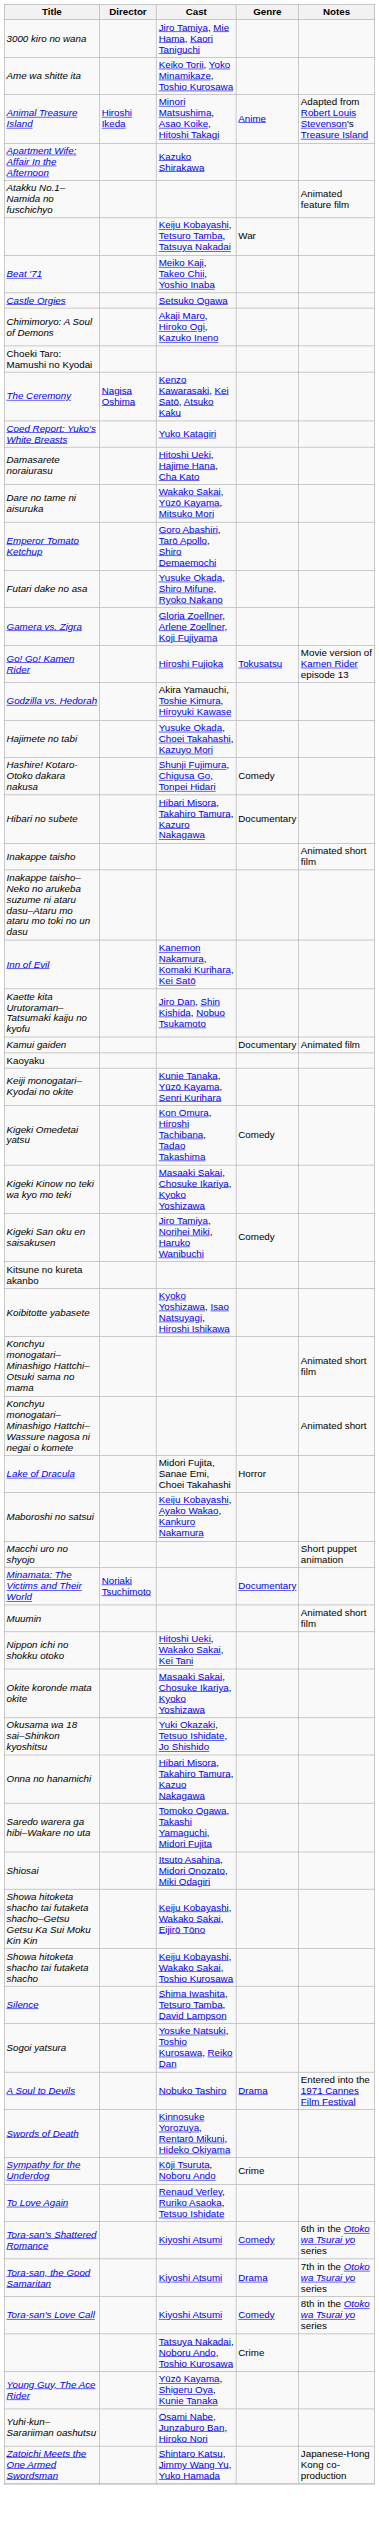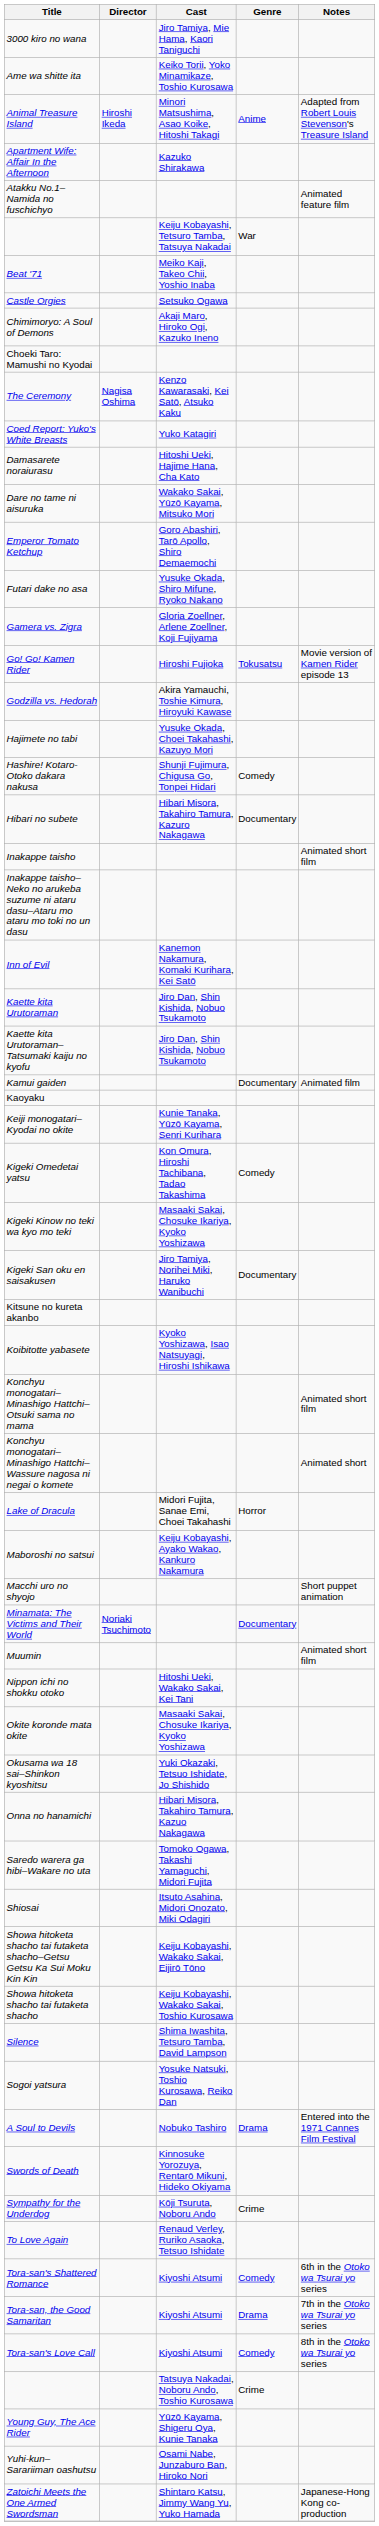+ row: (32, 1007)
(256, 1237) Comedy -> (267, 1275) Documentary
